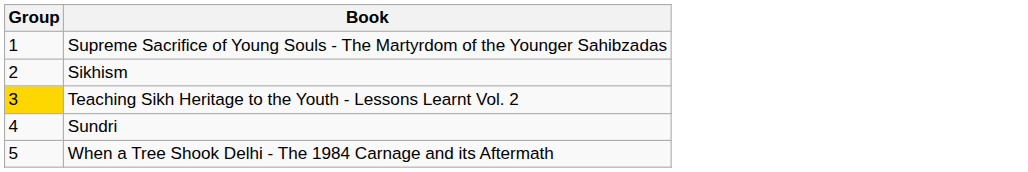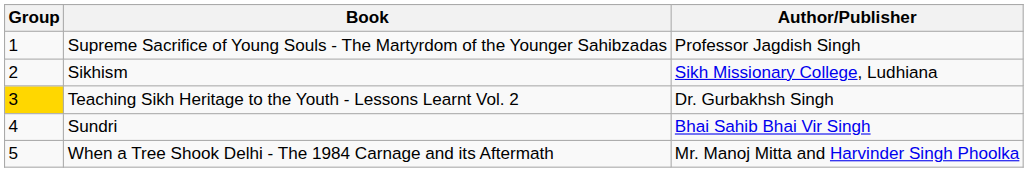+ column: (847, 18)
